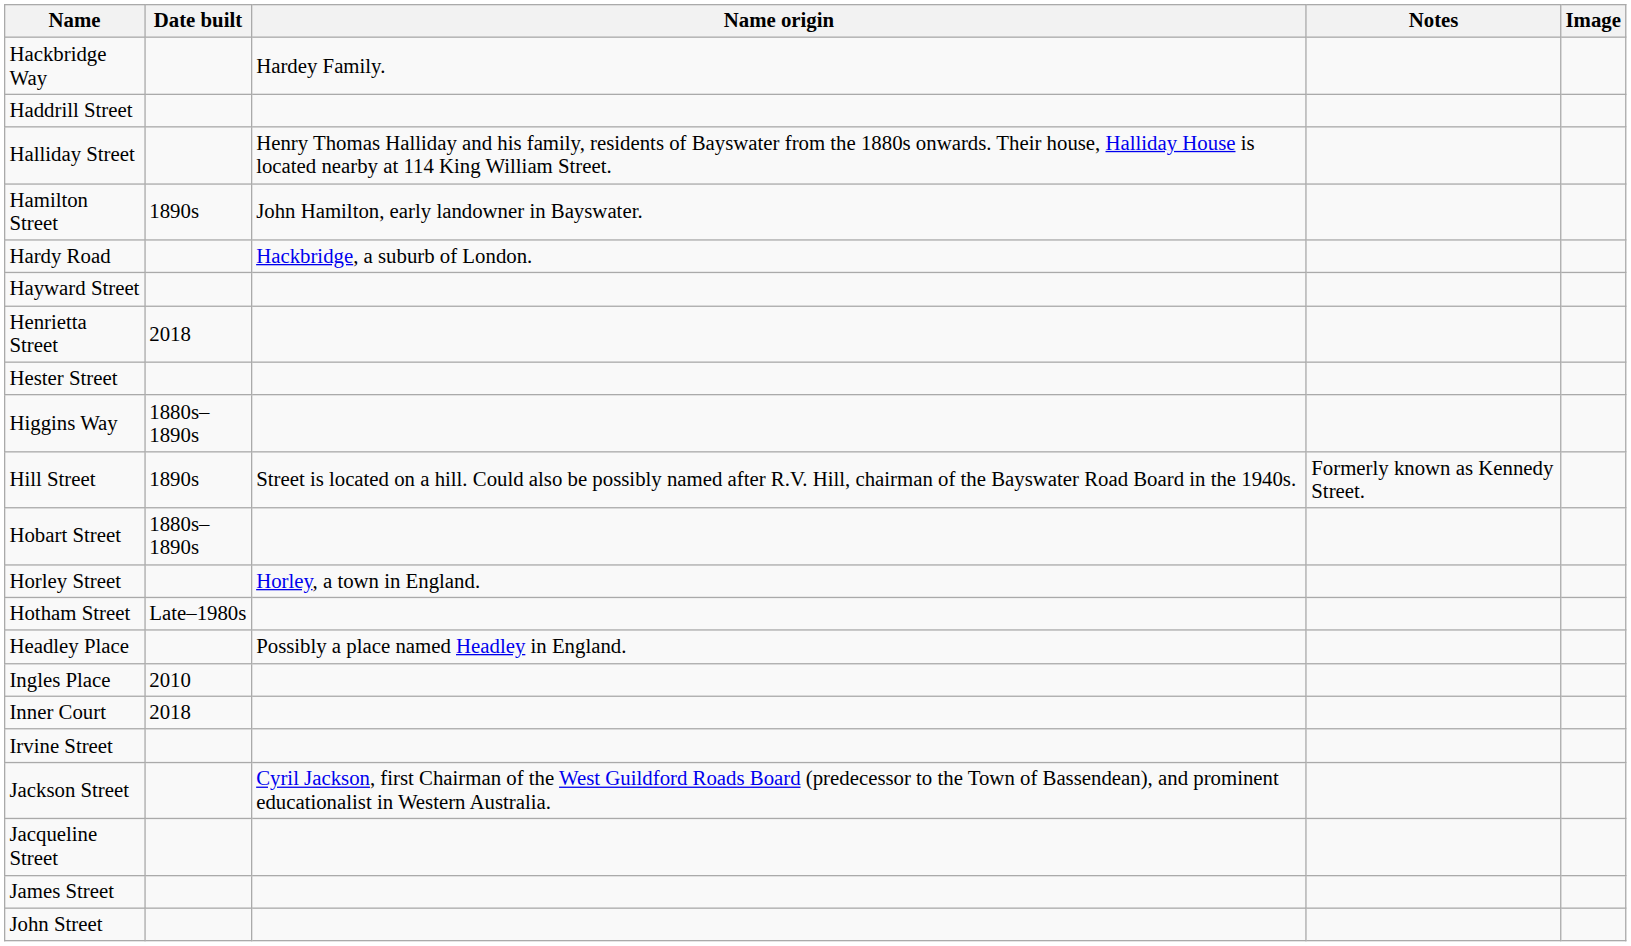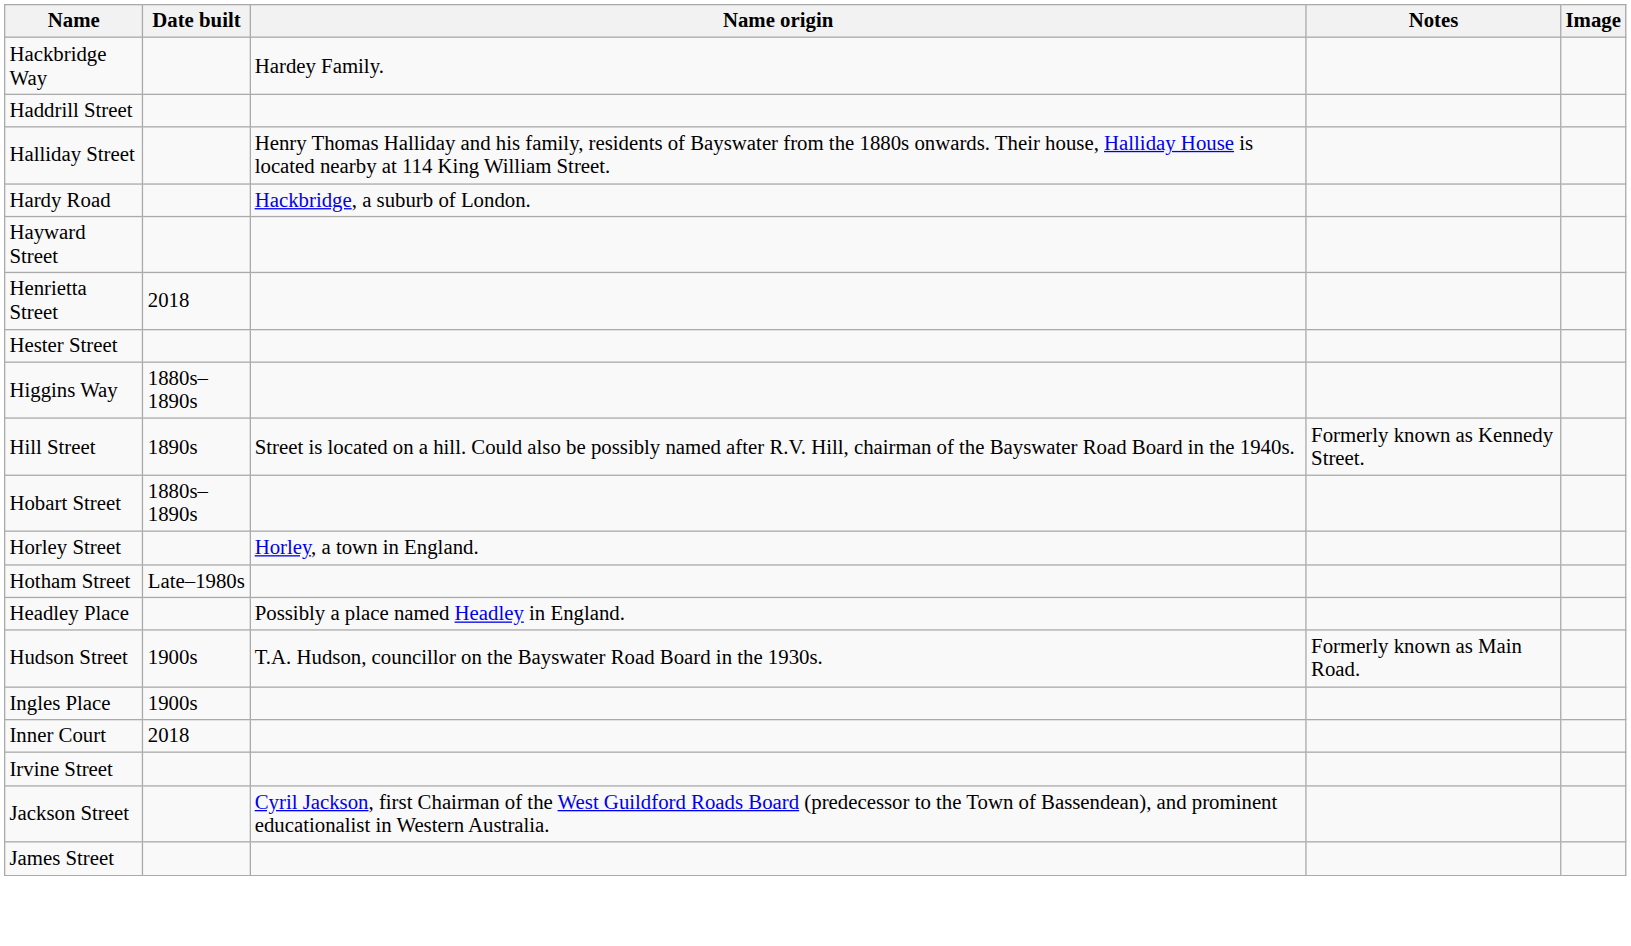- row: (49, 211)
+ row: (69, 658)
(170, 679) 2010 -> (173, 703) 1900s
- row: (53, 846)
- row: (56, 924)
